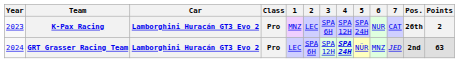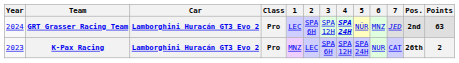rows swapped: (78, 27) <-> (78, 48)
